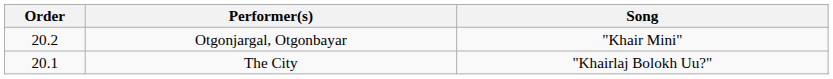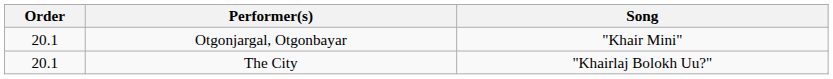(45, 39) 20.2 -> (45, 39) 20.1
